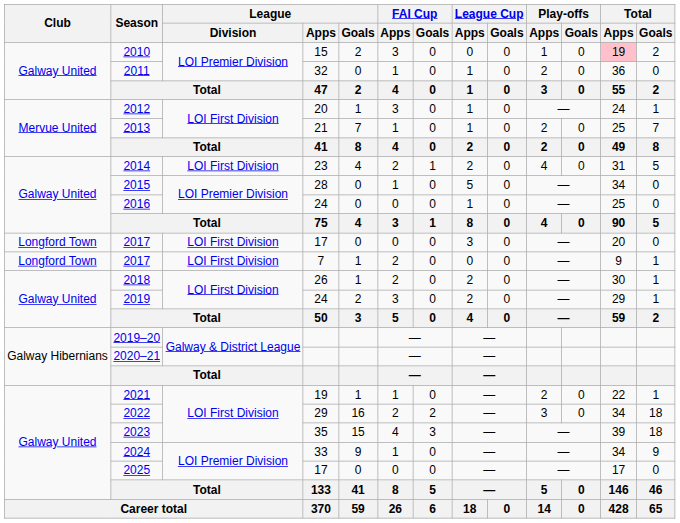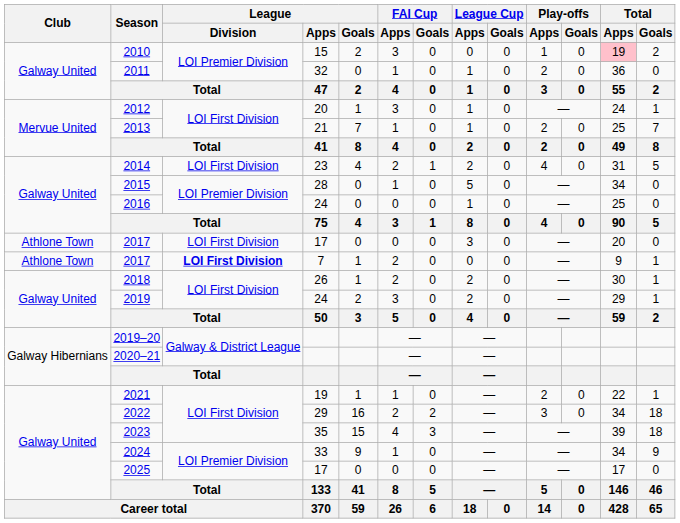(57, 242) Longford Town -> (57, 242) Athlone Town
(57, 261) Longford Town -> (57, 261) Athlone Town
(233, 261) normal -> (233, 261) bold
